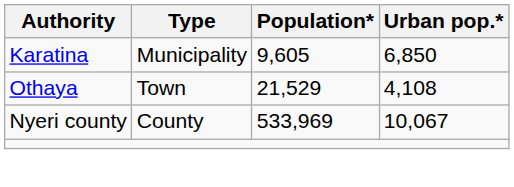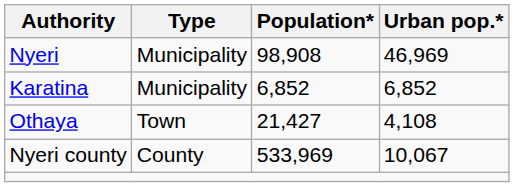+ row: (34, 54)
(283, 54) 9,605 -> (283, 88) 6,852
(410, 54) 6,850 -> (410, 88) 6,852
(289, 88) 21,529 -> (289, 121) 21,427
